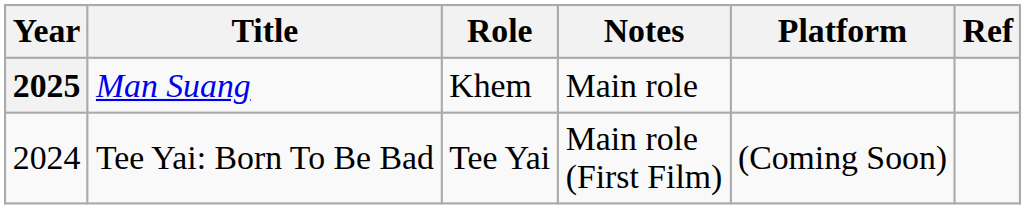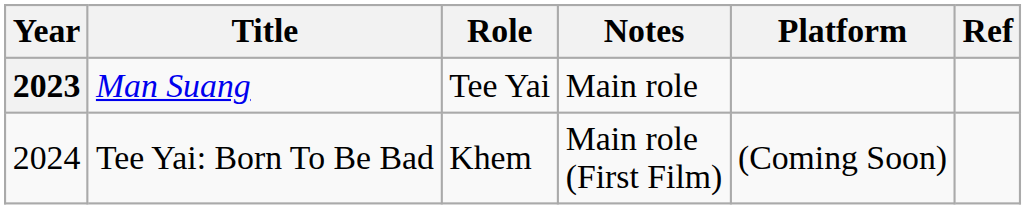(47, 84) 2025 -> (47, 84) 2023
(491, 84) Khem -> (500, 84) Tee Yai
(500, 157) Tee Yai -> (491, 157) Khem
